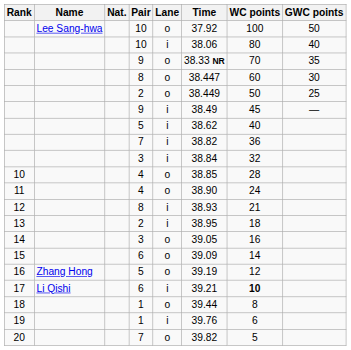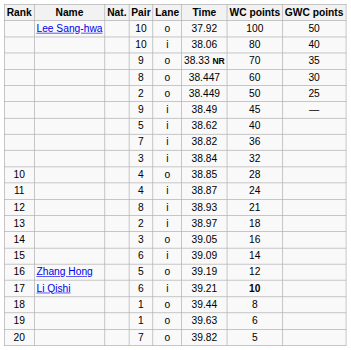(167, 191) o -> (167, 191) i
(204, 191) 38.90 -> (204, 191) 38.87
(204, 223) 38.95 -> (204, 223) 38.97
(167, 256) o -> (167, 256) i
(167, 321) i -> (167, 321) o
(204, 321) 39.76 -> (204, 321) 39.63
